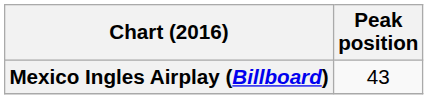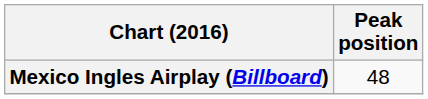(378, 76) 43 -> (378, 76) 48
